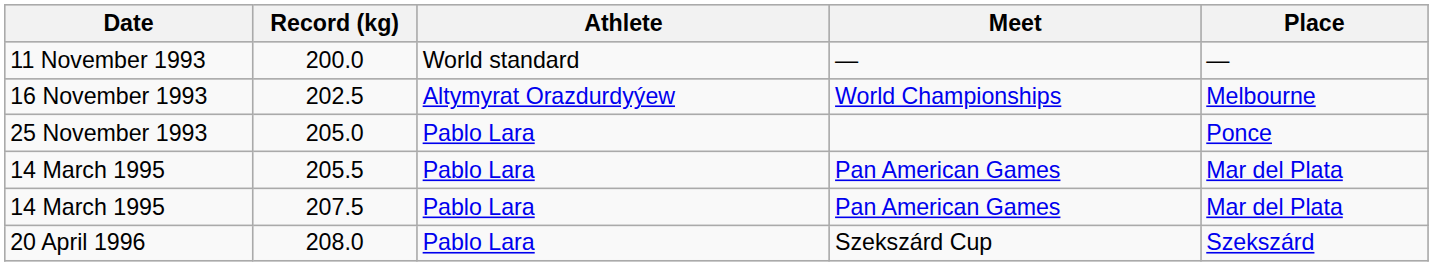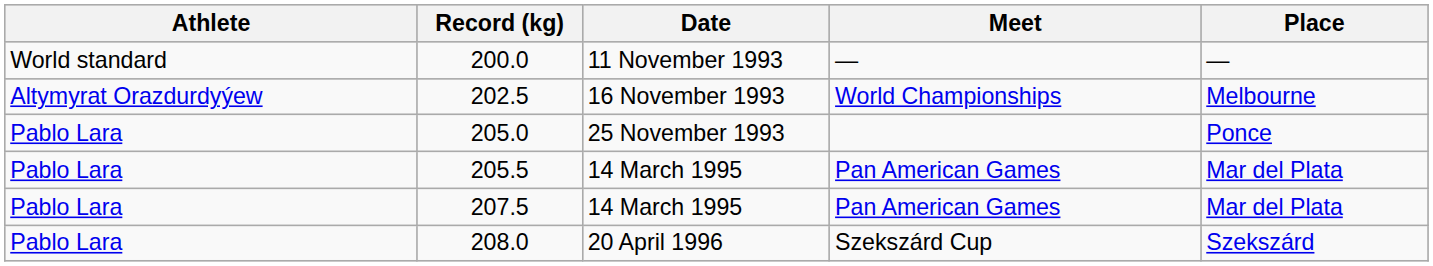columns swapped: (623, 24) <-> (129, 24)
